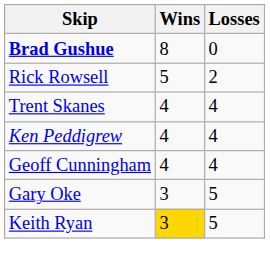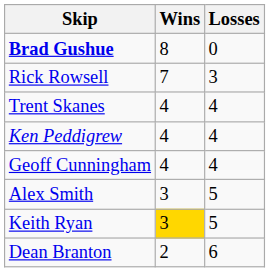(164, 77) 5 -> (164, 77) 7
(213, 77) 2 -> (213, 77) 3
- row: (45, 194)
+ row: (51, 194)
+ row: (60, 252)
